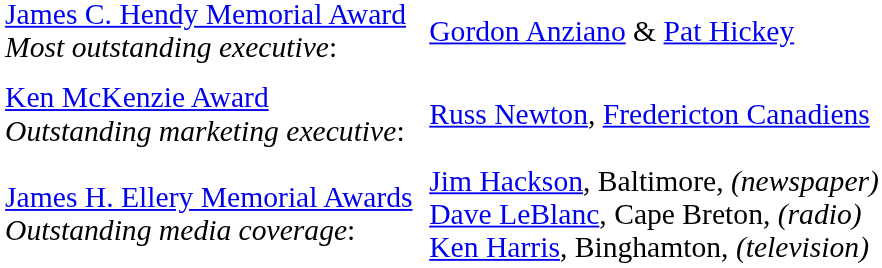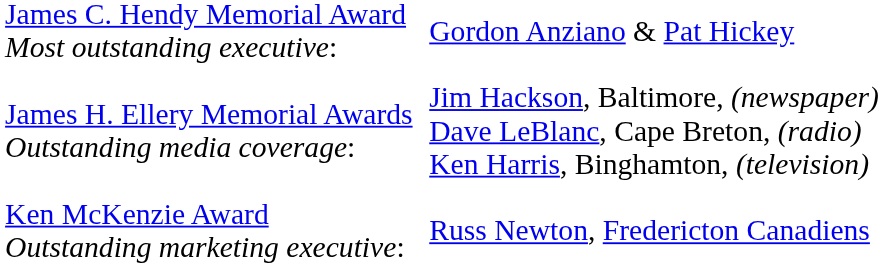rows swapped: (209, 214) <-> (205, 114)
